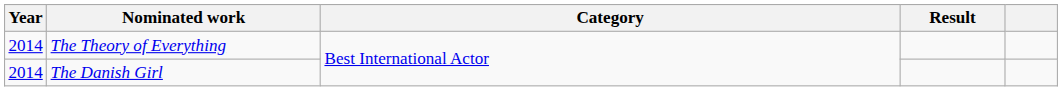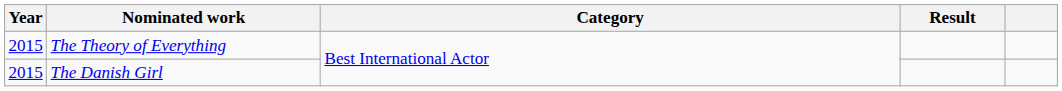(26, 45) 2014 -> (26, 45) 2015
(26, 72) 2014 -> (26, 72) 2015
